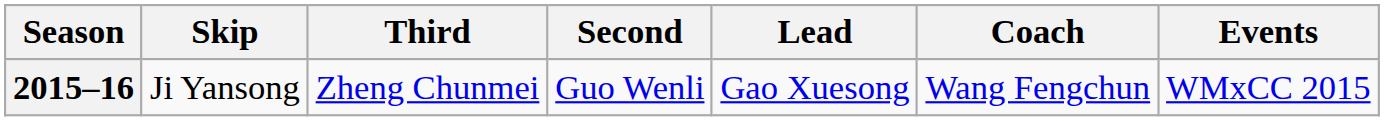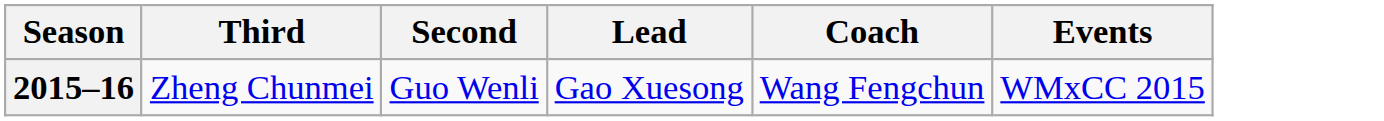- column: (225, 31)
